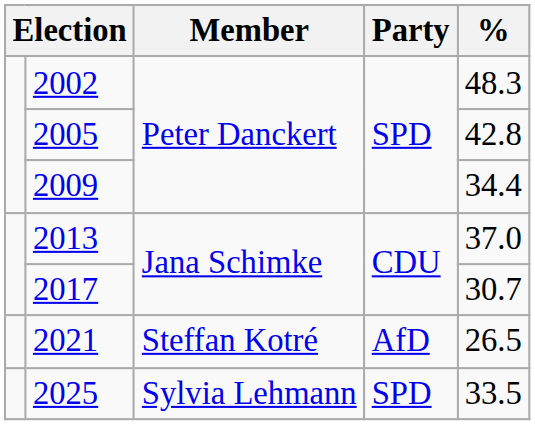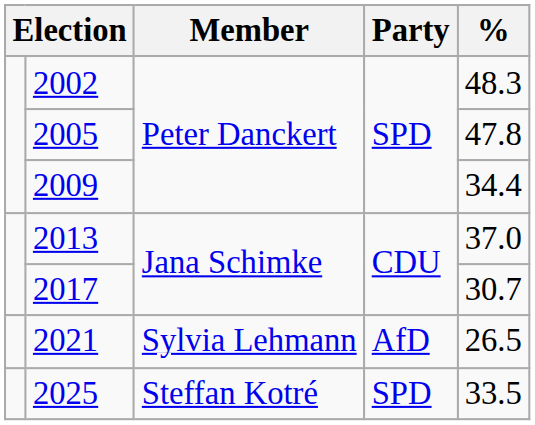(493, 133) 42.8 -> (493, 133) 47.8
(230, 340) Steffan Kotré -> (249, 340) Sylvia Lehmann
(249, 392) Sylvia Lehmann -> (230, 392) Steffan Kotré
